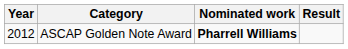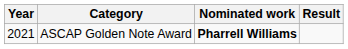(21, 33) 2012 -> (21, 33) 2021
